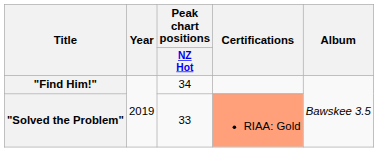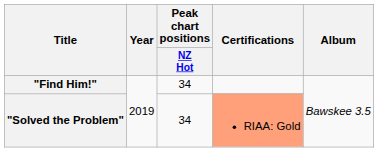(185, 120) 33 -> (185, 120) 34
